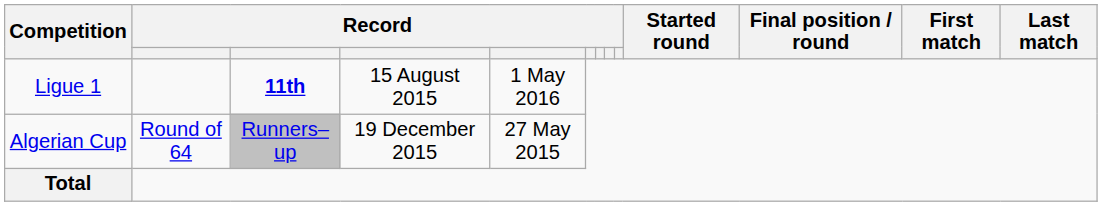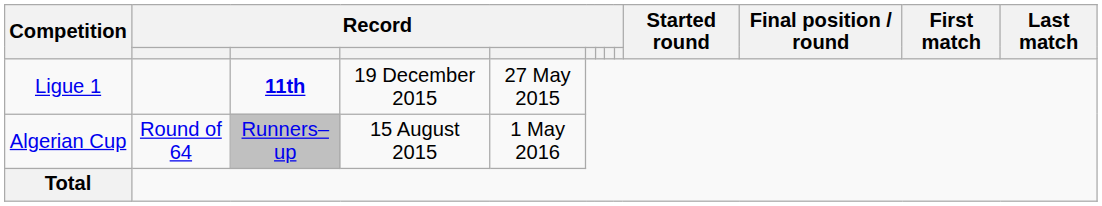(415, 86) 15 August 2015 -> (415, 86) 19 December 2015
(538, 86) 1 May 2016 -> (538, 86) 27 May 2015
(415, 141) 19 December 2015 -> (415, 141) 15 August 2015
(538, 141) 27 May 2015 -> (538, 141) 1 May 2016
